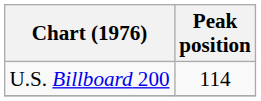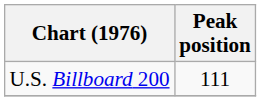(215, 78) 114 -> (215, 78) 111
